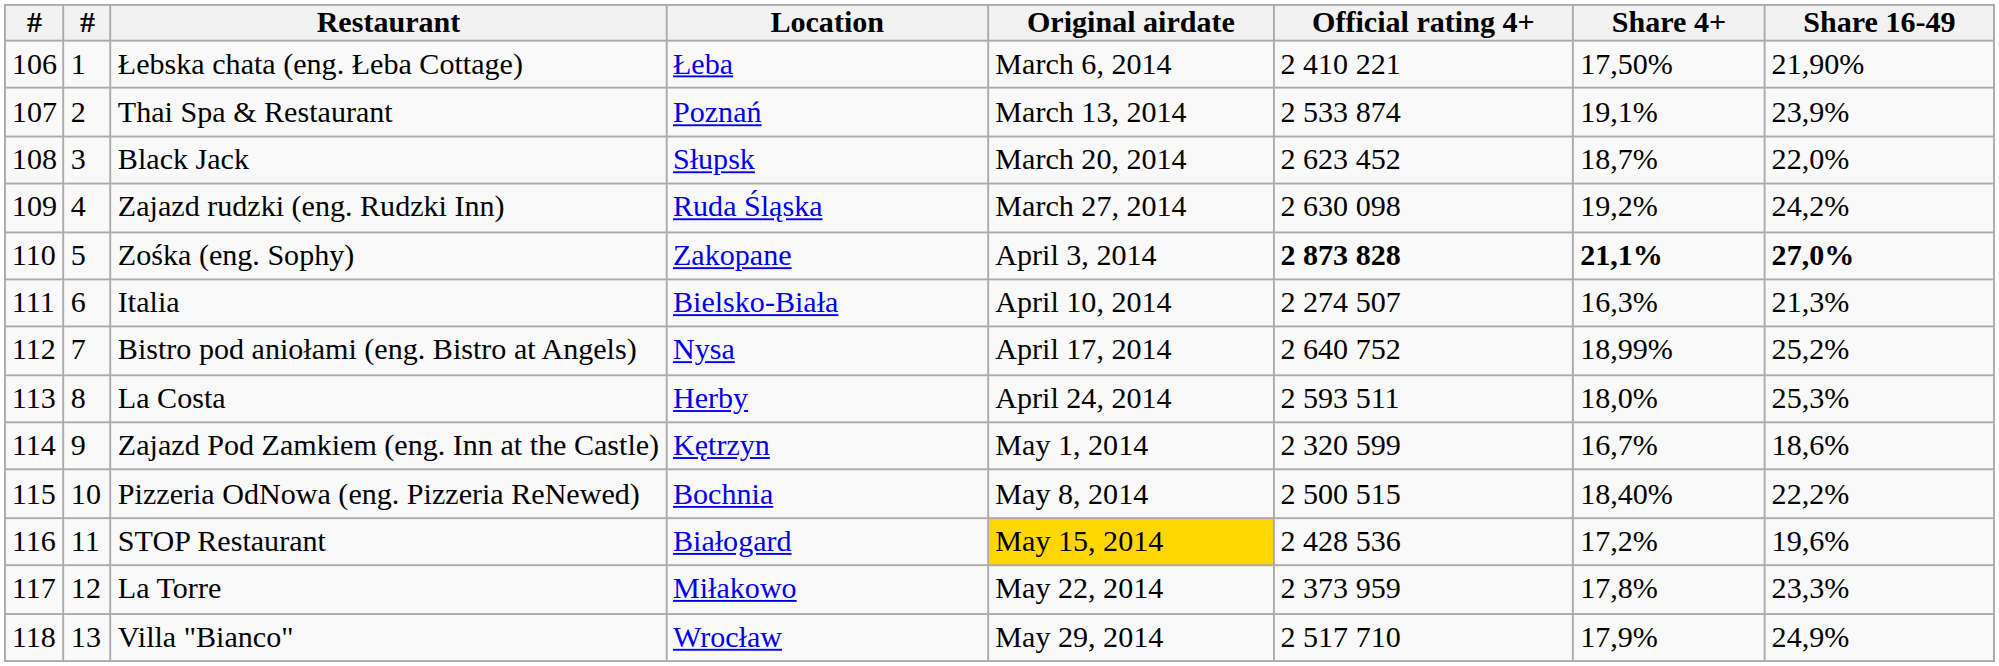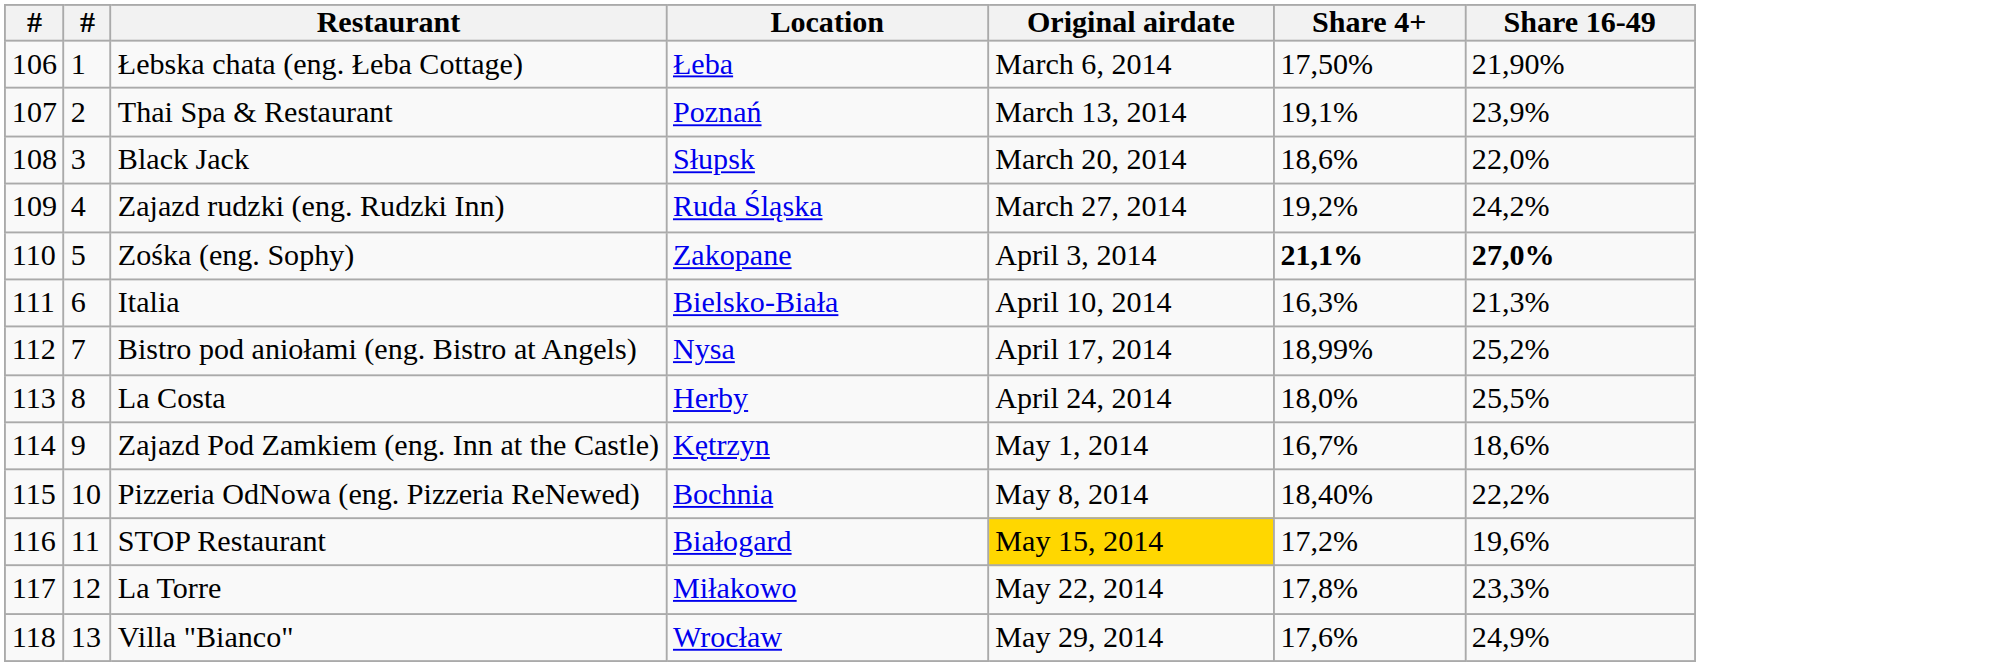- column: (1423, 22)
(1619, 159) 18,7% -> (1319, 159) 18,6%
(1810, 398) 25,3% -> (1511, 398) 25,5%
(1619, 636) 17,9% -> (1319, 636) 17,6%
